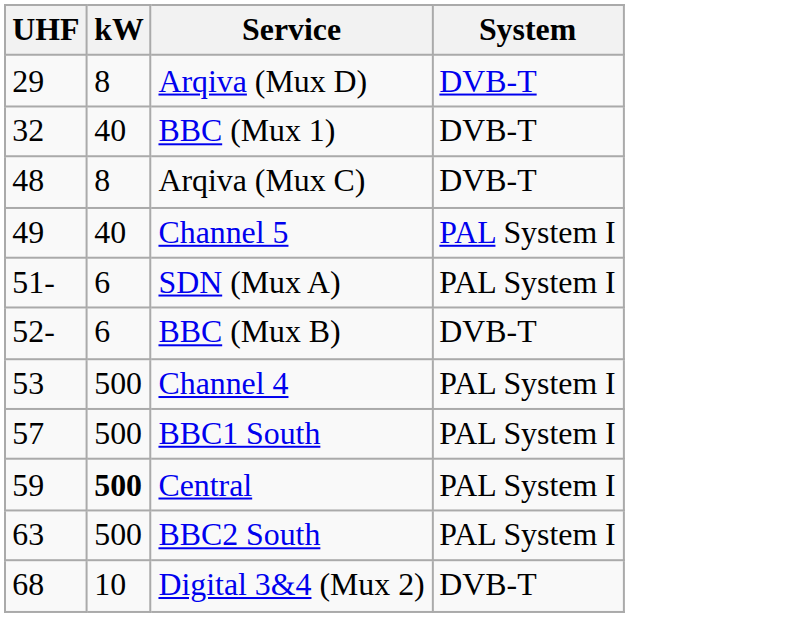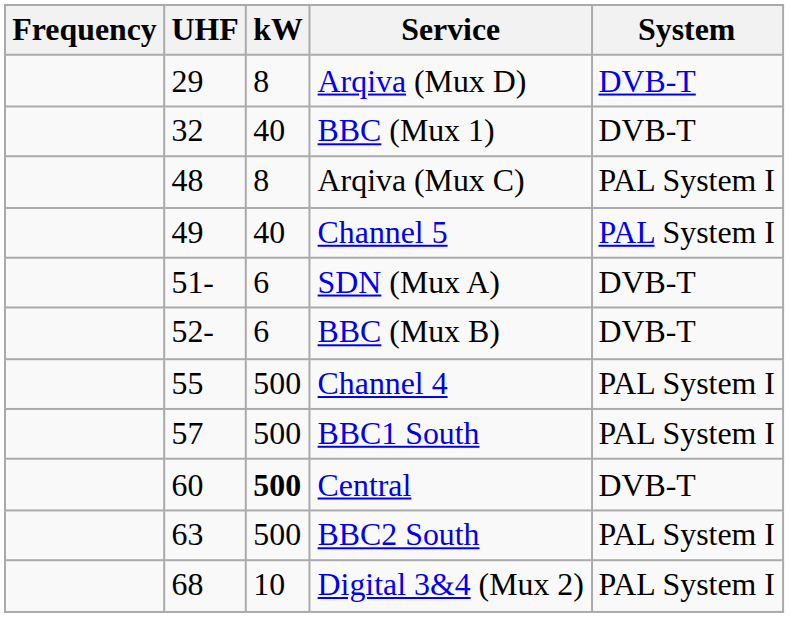+ column: (85, 29)
(488, 181) DVB-T -> (687, 181) PAL System I
(528, 282) PAL System I -> (647, 282) DVB-T
(28, 383) 53 -> (187, 383) 55
(28, 484) 59 -> (187, 484) 60
(528, 484) PAL System I -> (647, 484) DVB-T
(488, 585) DVB-T -> (687, 585) PAL System I
